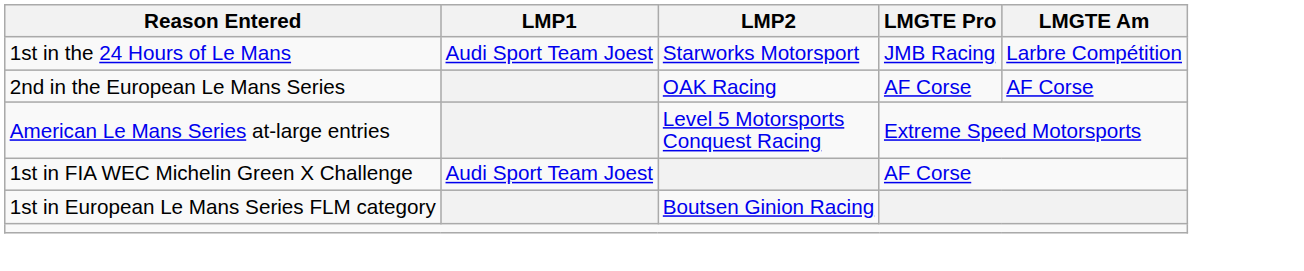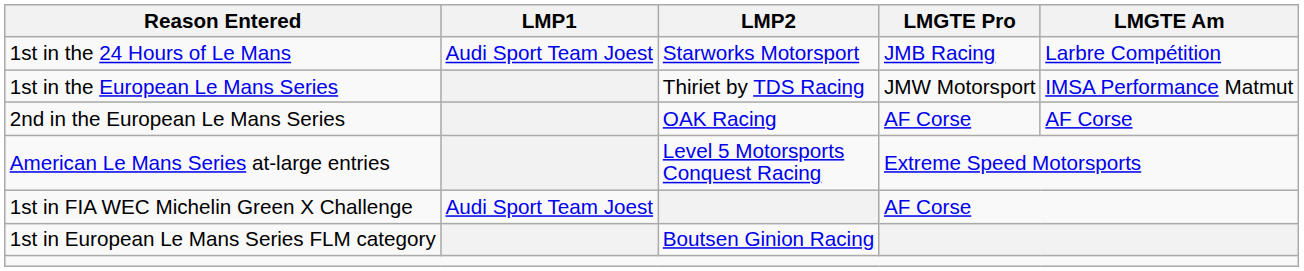+ row: (174, 86)
